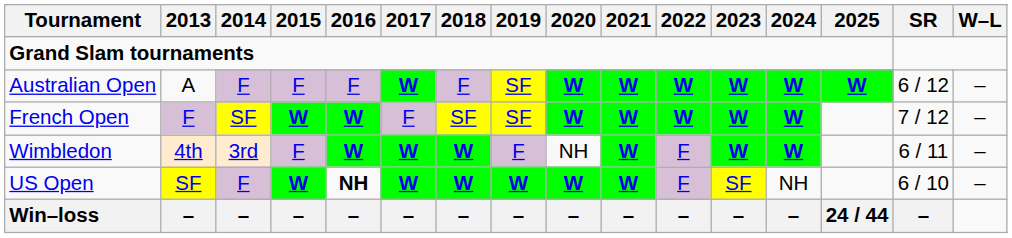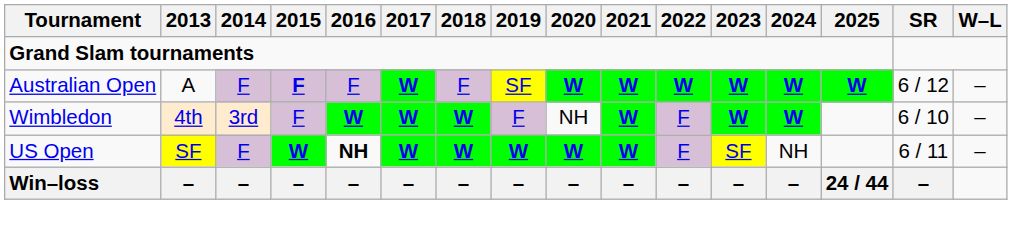(298, 85) normal -> (298, 85) bold
- row: (69, 118)
(923, 150) 6 / 11 -> (923, 118) 6 / 10
(923, 183) 6 / 10 -> (923, 150) 6 / 11
